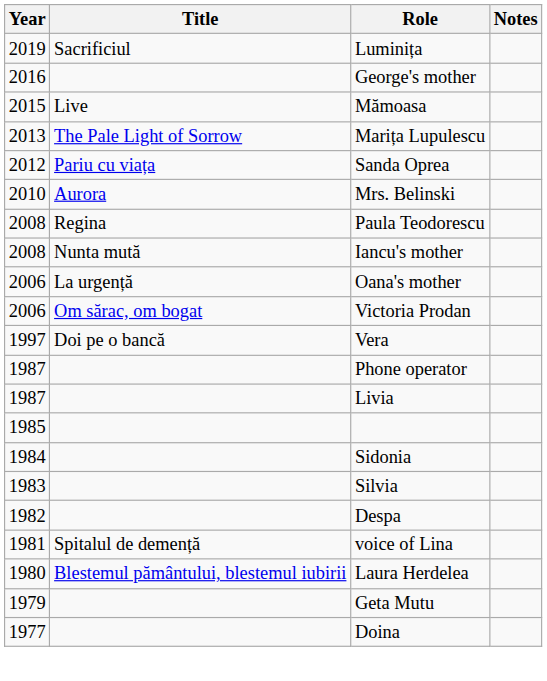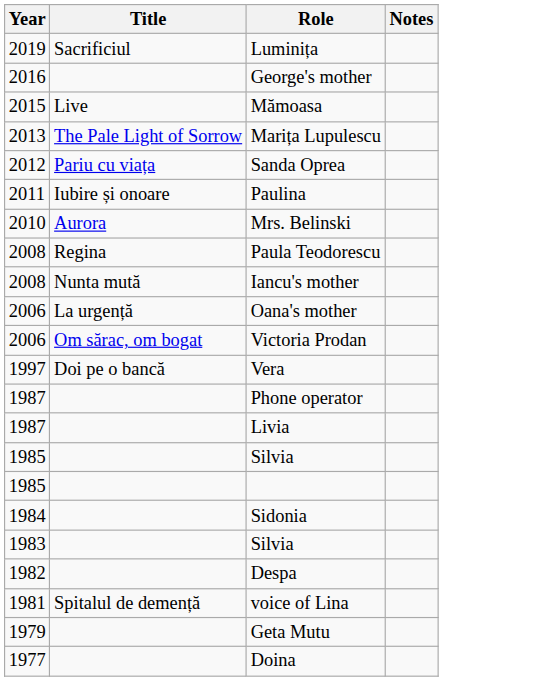+ row: (27, 194)
+ row: (27, 456)
- row: (27, 573)
